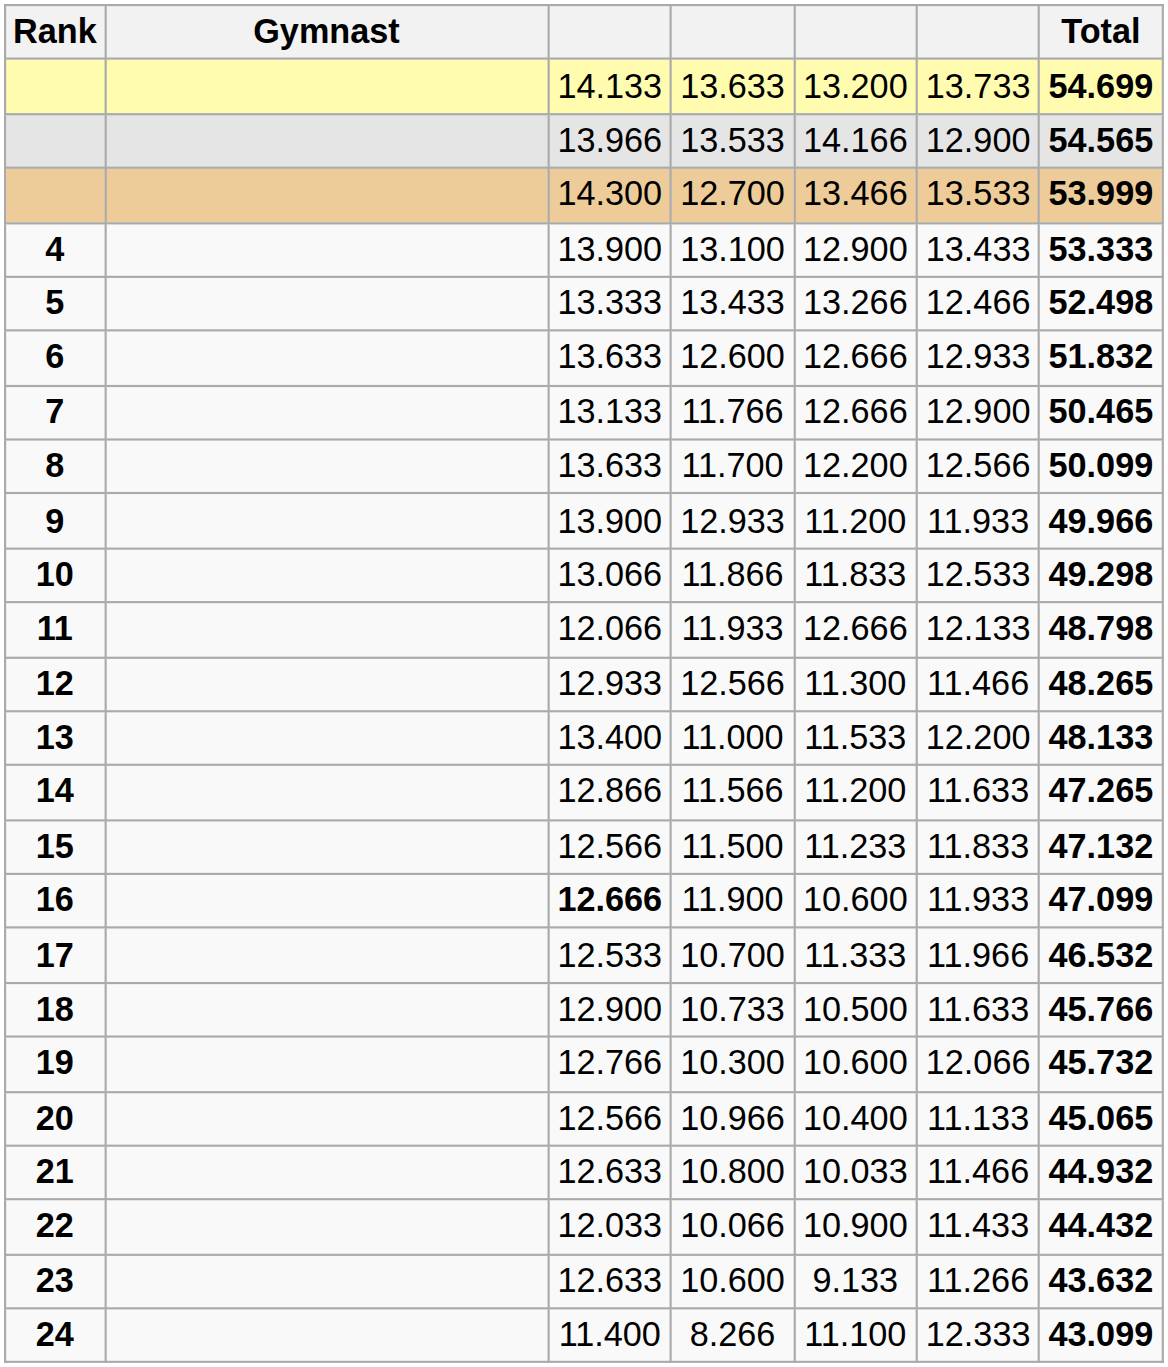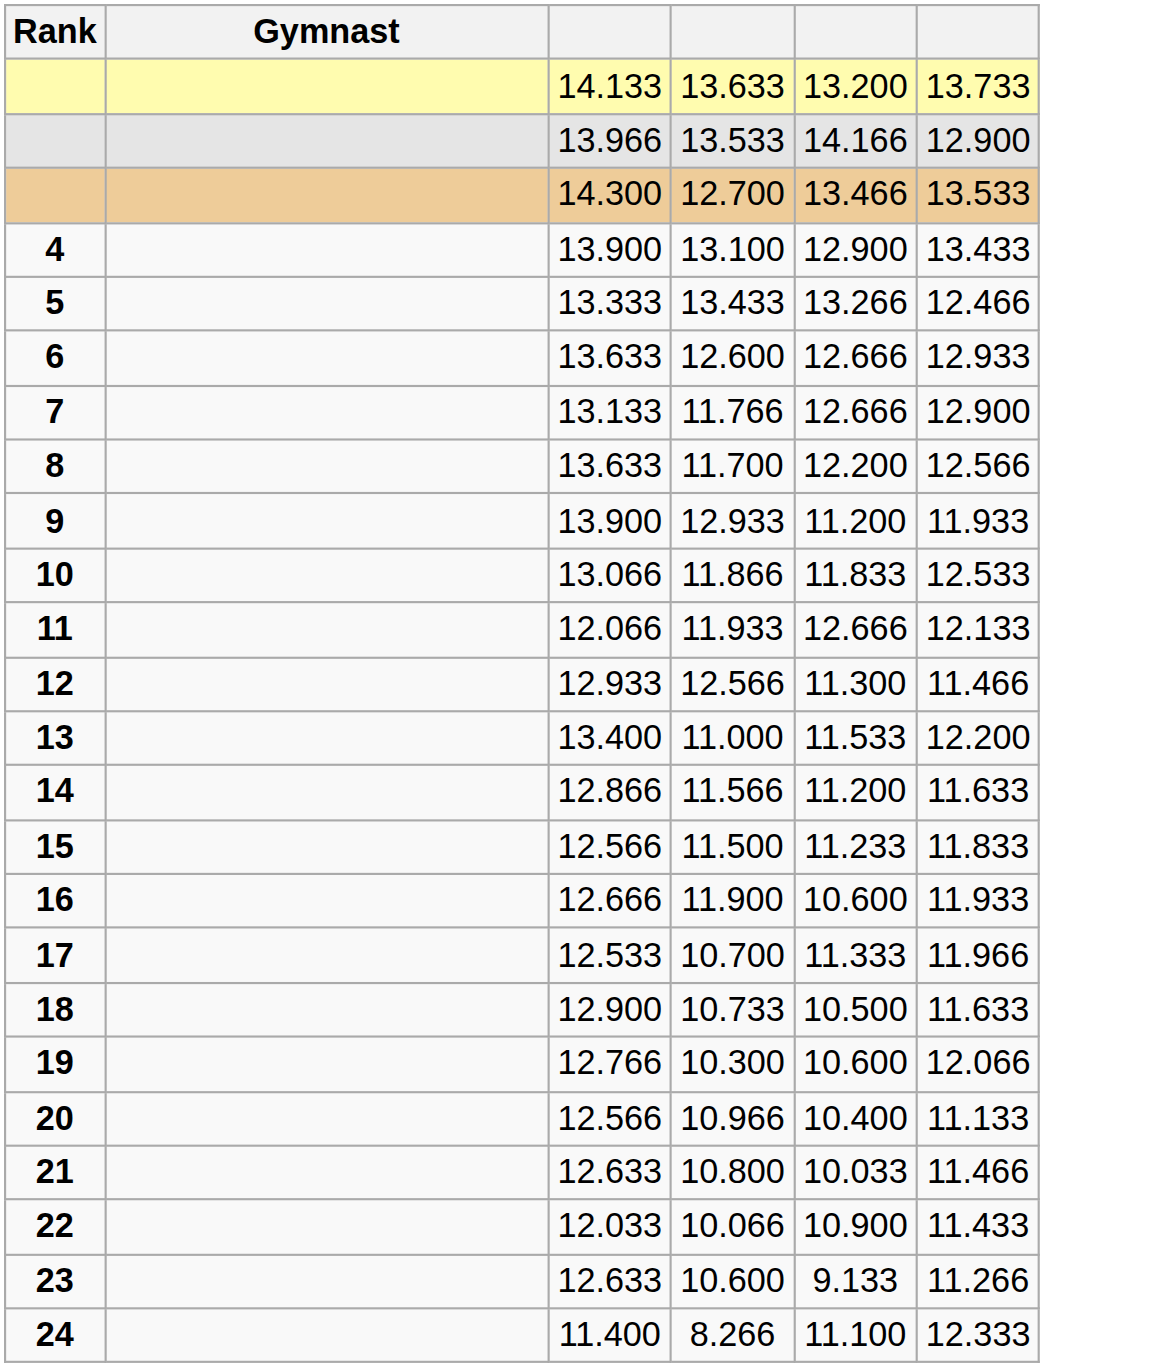- column: (1101, 31)
(610, 900) bold -> (610, 900) normal
